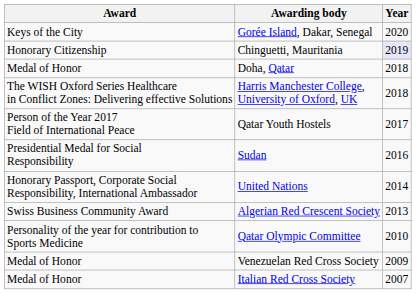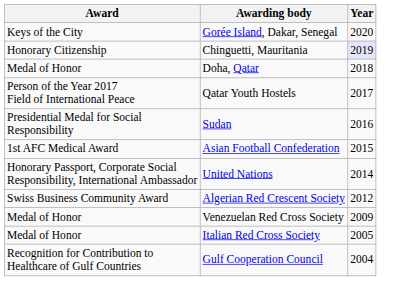- row: (301, 93)
+ row: (271, 149)
(397, 211) 2013 -> (362, 198) 2012
- row: (299, 236)
(397, 279) 2007 -> (362, 235) 2005
+ row: (263, 259)
